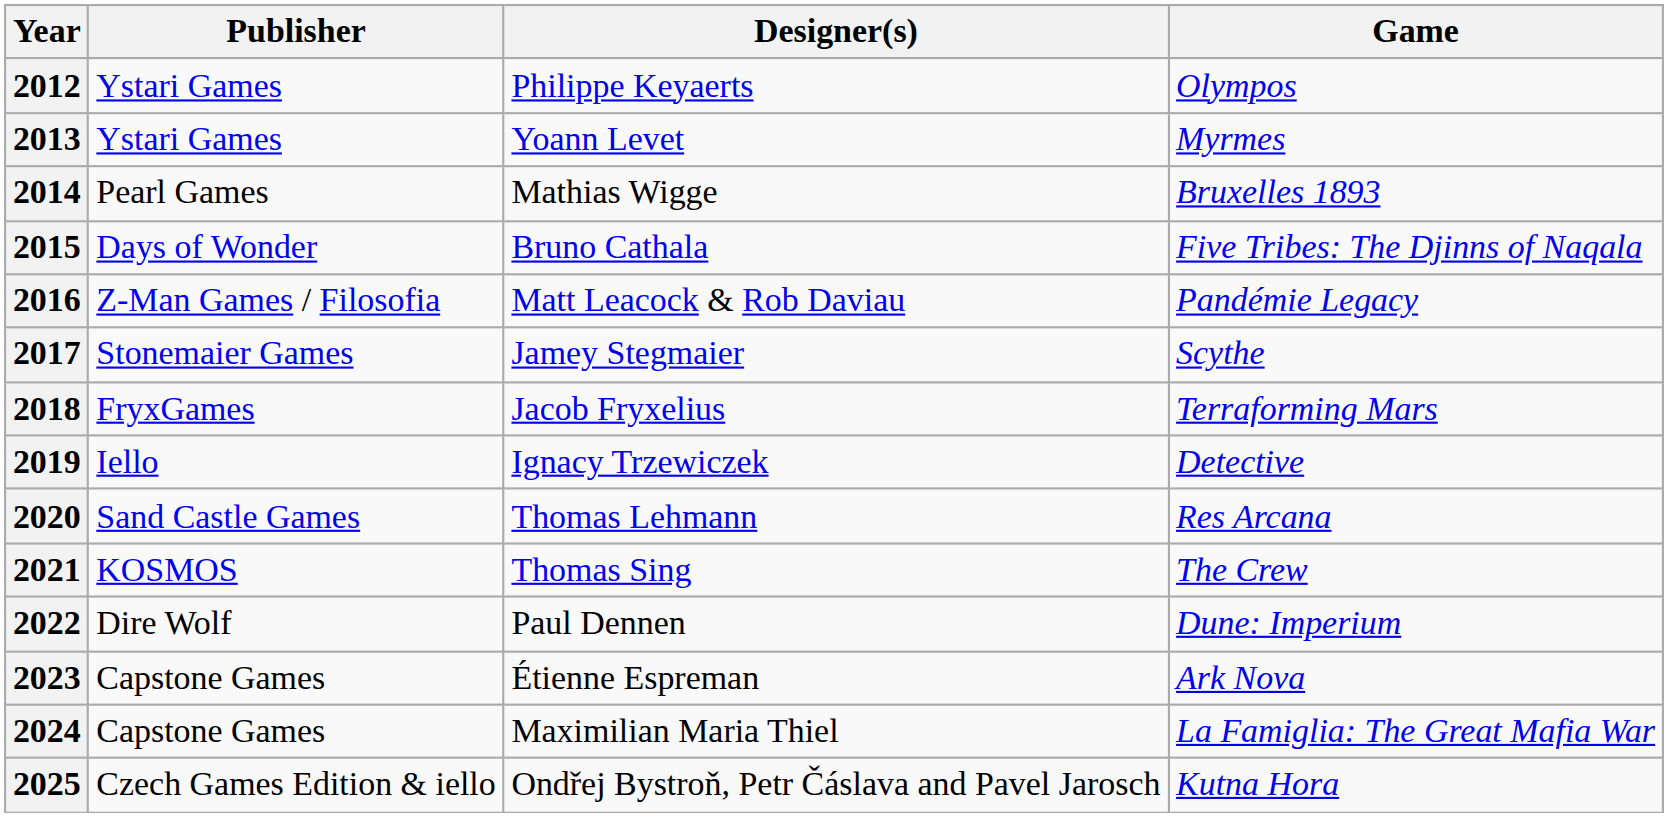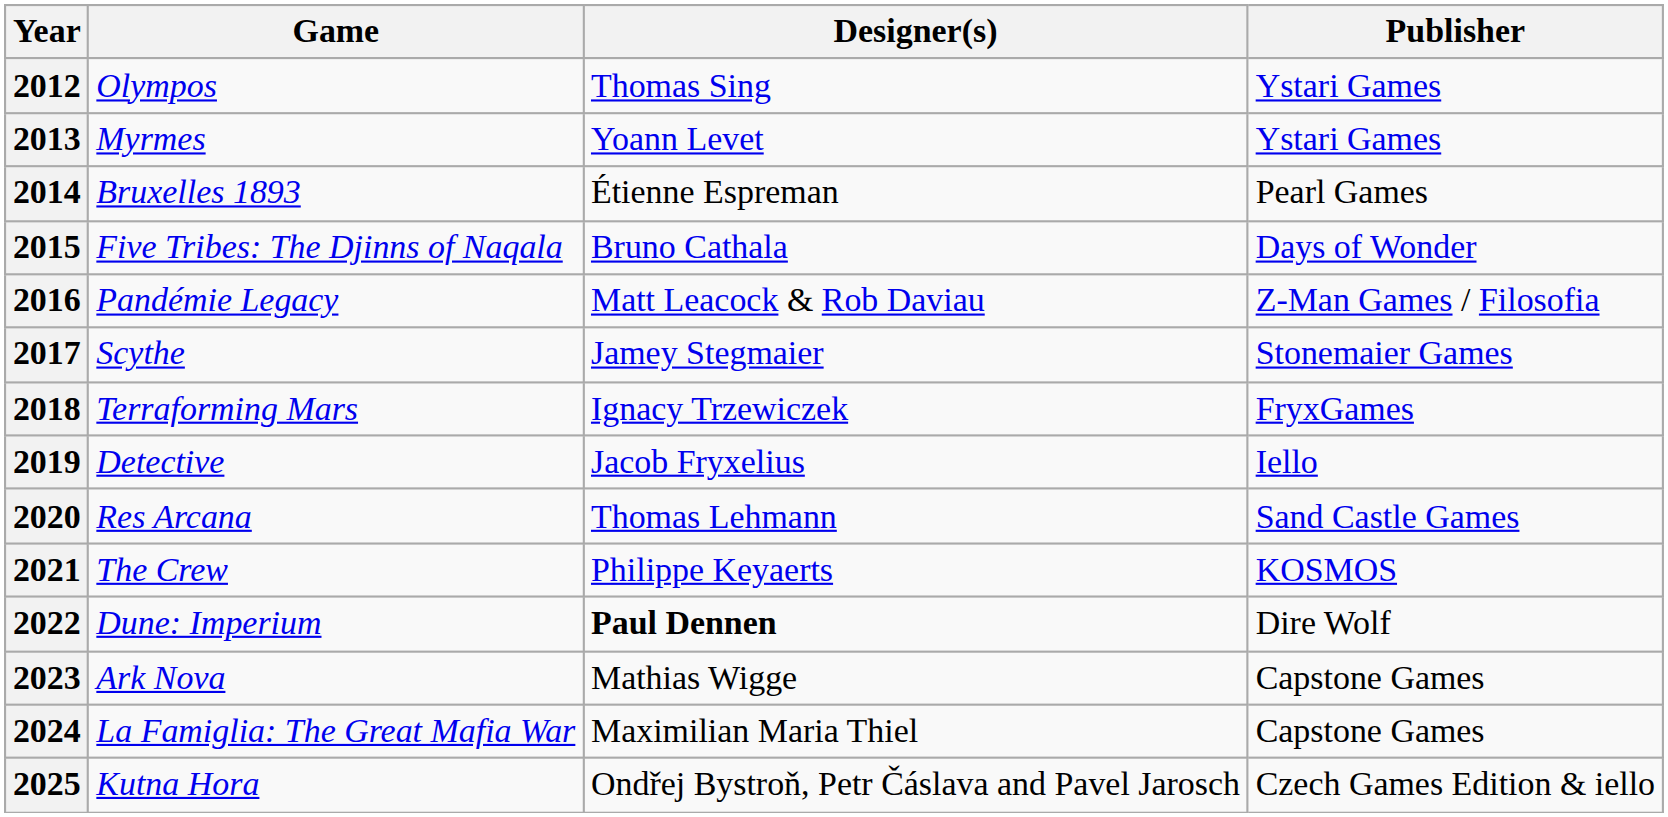columns swapped: (1416, 31) <-> (296, 31)
(632, 85) Philippe Keyaerts -> (681, 85) Thomas Sing
(615, 192) Mathias Wigge -> (715, 192) Étienne Espreman
(618, 407) Jacob Fryxelius -> (720, 407) Ignacy Trzewiczek
(640, 461) Ignacy Trzewiczek -> (698, 461) Jacob Fryxelius
(601, 569) Thomas Sing -> (712, 569) Philippe Keyaerts
(599, 623) normal -> (684, 623) bold
(635, 676) Étienne Espreman -> (694, 676) Mathias Wigge
